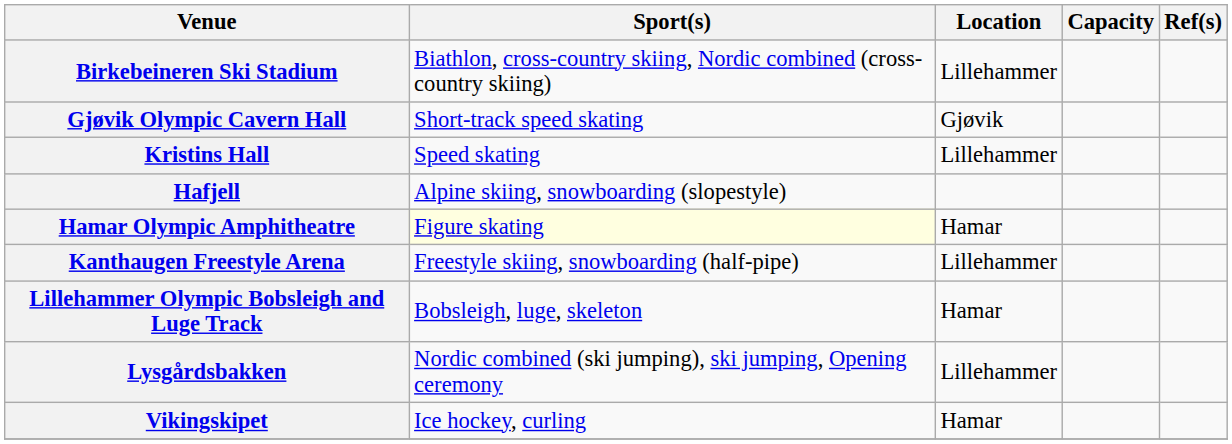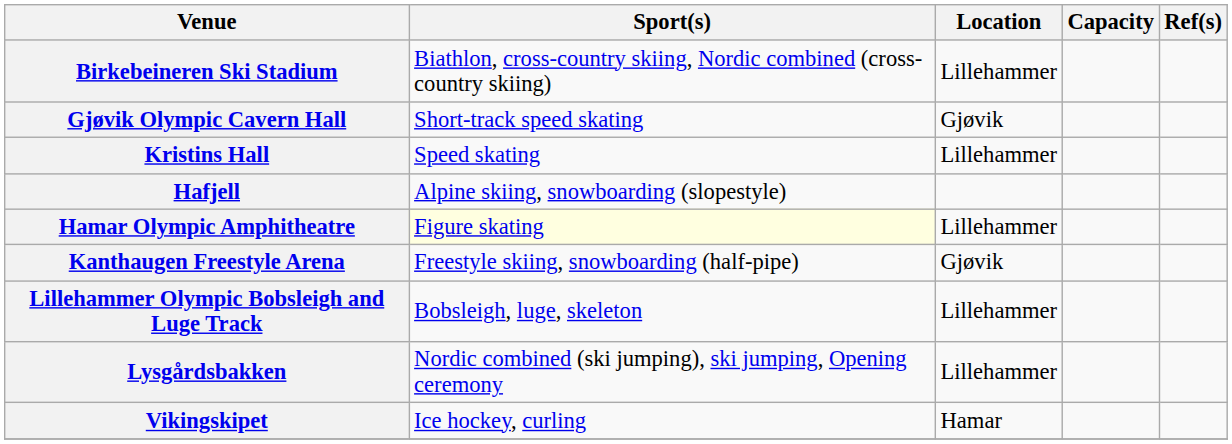(971, 226) Hamar -> (999, 226) Lillehammer
(999, 262) Lillehammer -> (972, 262) Gjøvik
(971, 310) Hamar -> (999, 310) Lillehammer
